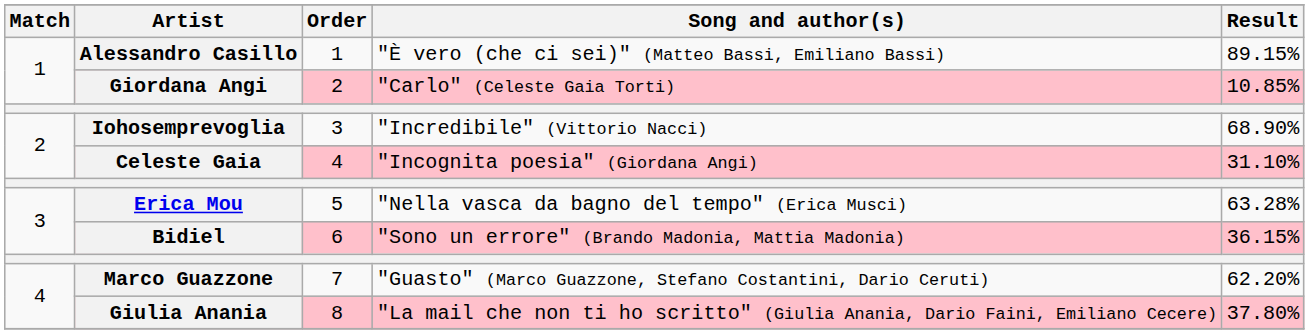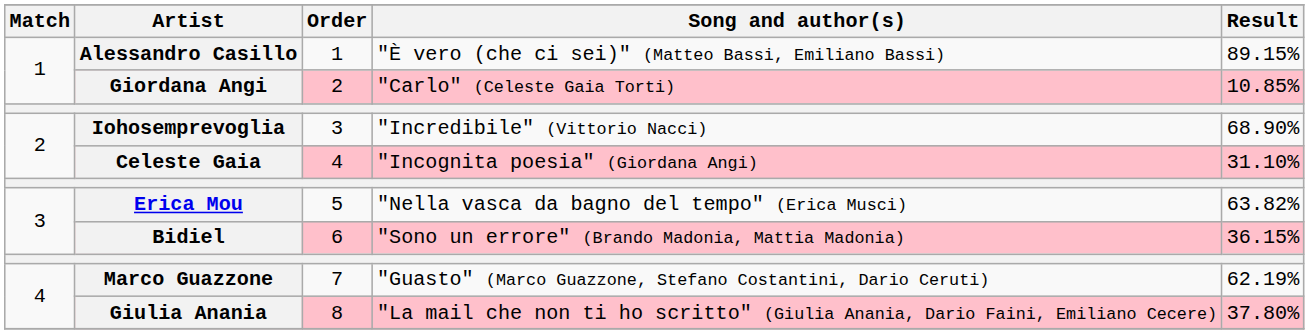(1263, 205) 63.28% -> (1263, 205) 63.82%
(1263, 280) 62.20% -> (1263, 280) 62.19%
